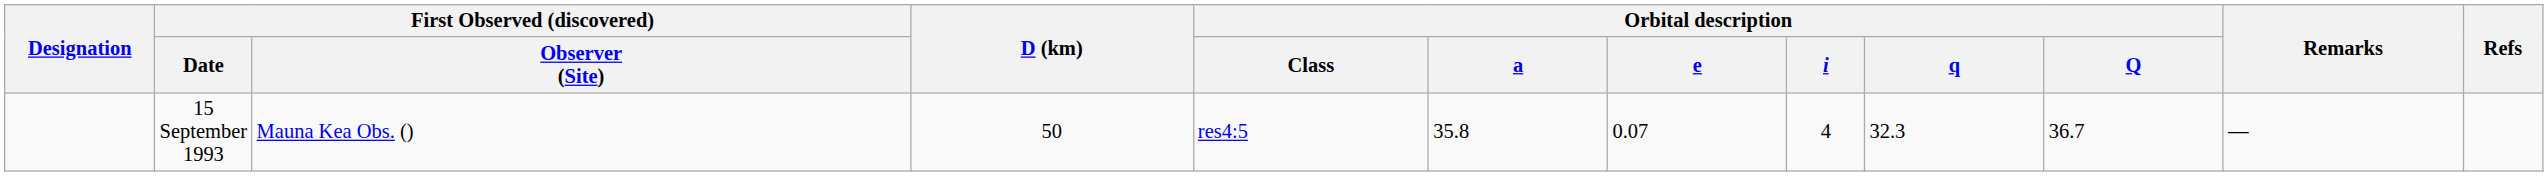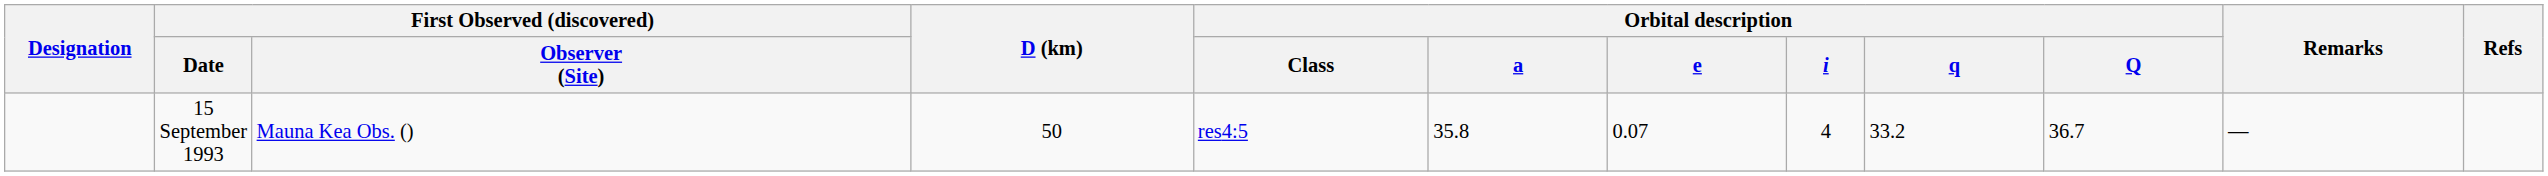(1887, 131) 32.3 -> (1887, 131) 33.2
